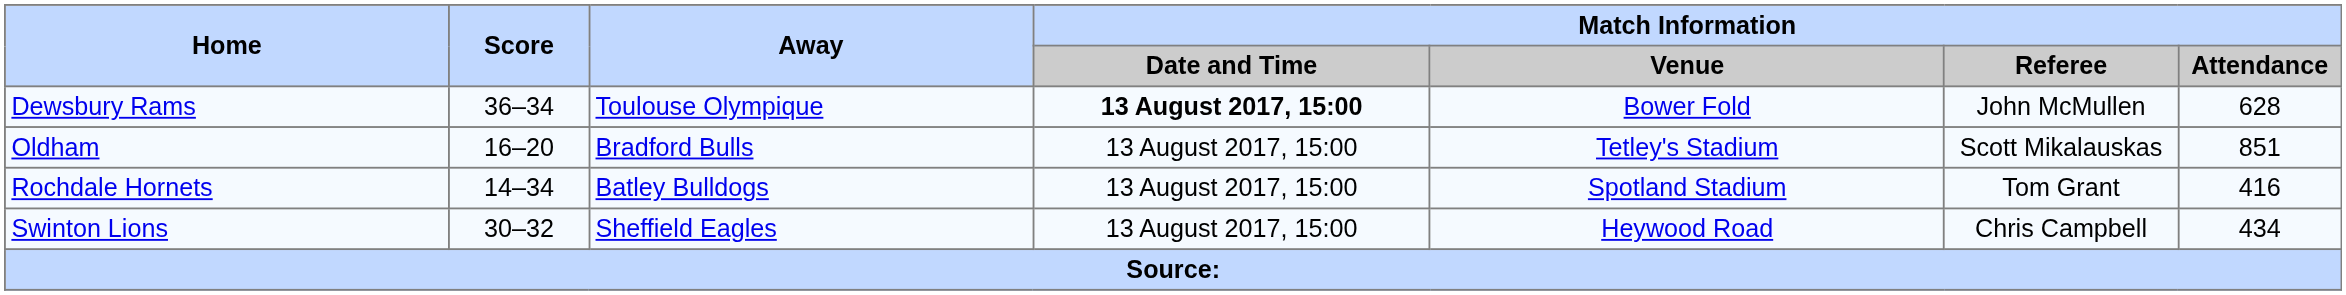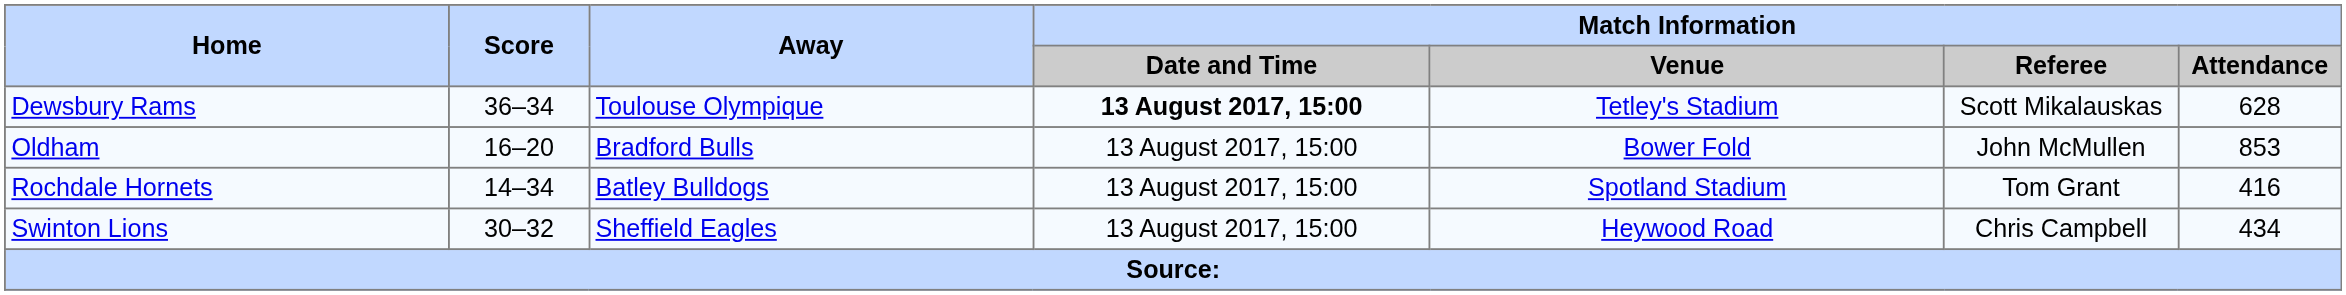(1687, 107) Bower Fold -> (1687, 107) Tetley's Stadium
(2061, 107) John McMullen -> (2061, 107) Scott Mikalauskas
(1687, 147) Tetley's Stadium -> (1687, 147) Bower Fold
(2061, 147) Scott Mikalauskas -> (2061, 147) John McMullen
(2260, 147) 851 -> (2260, 147) 853
